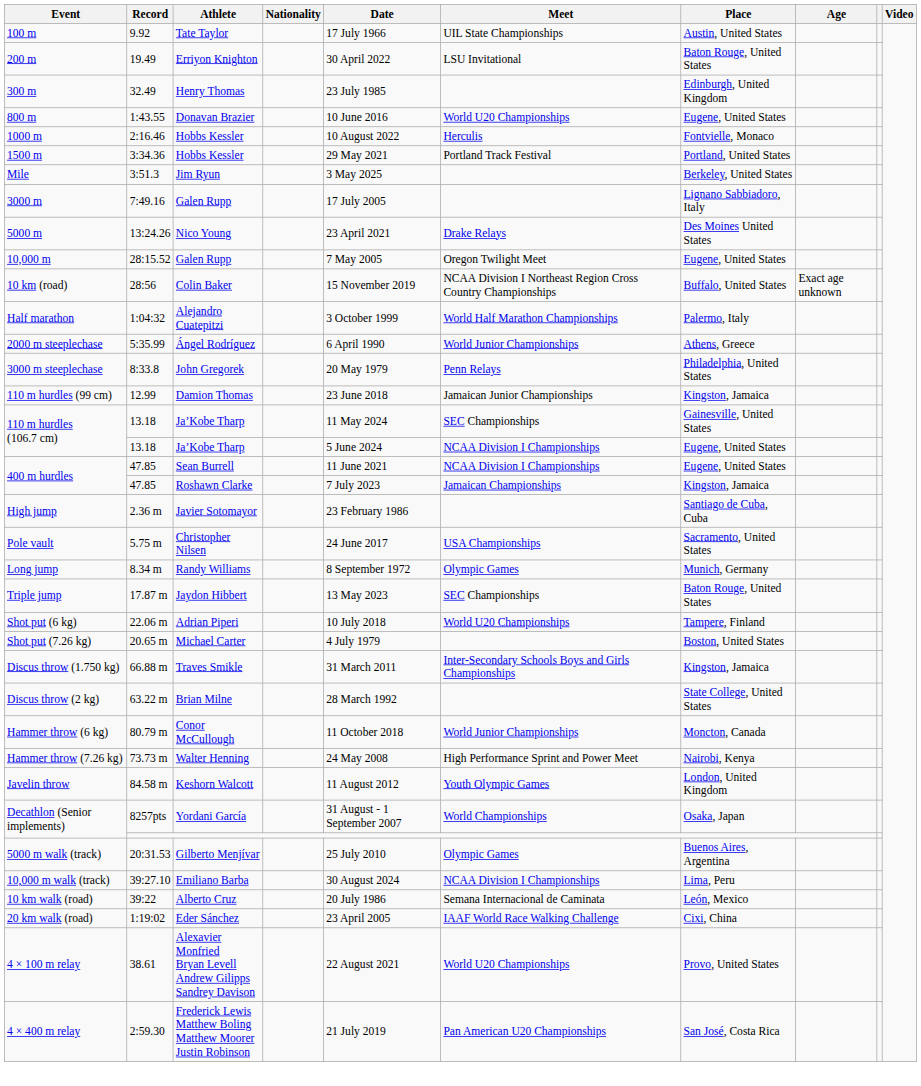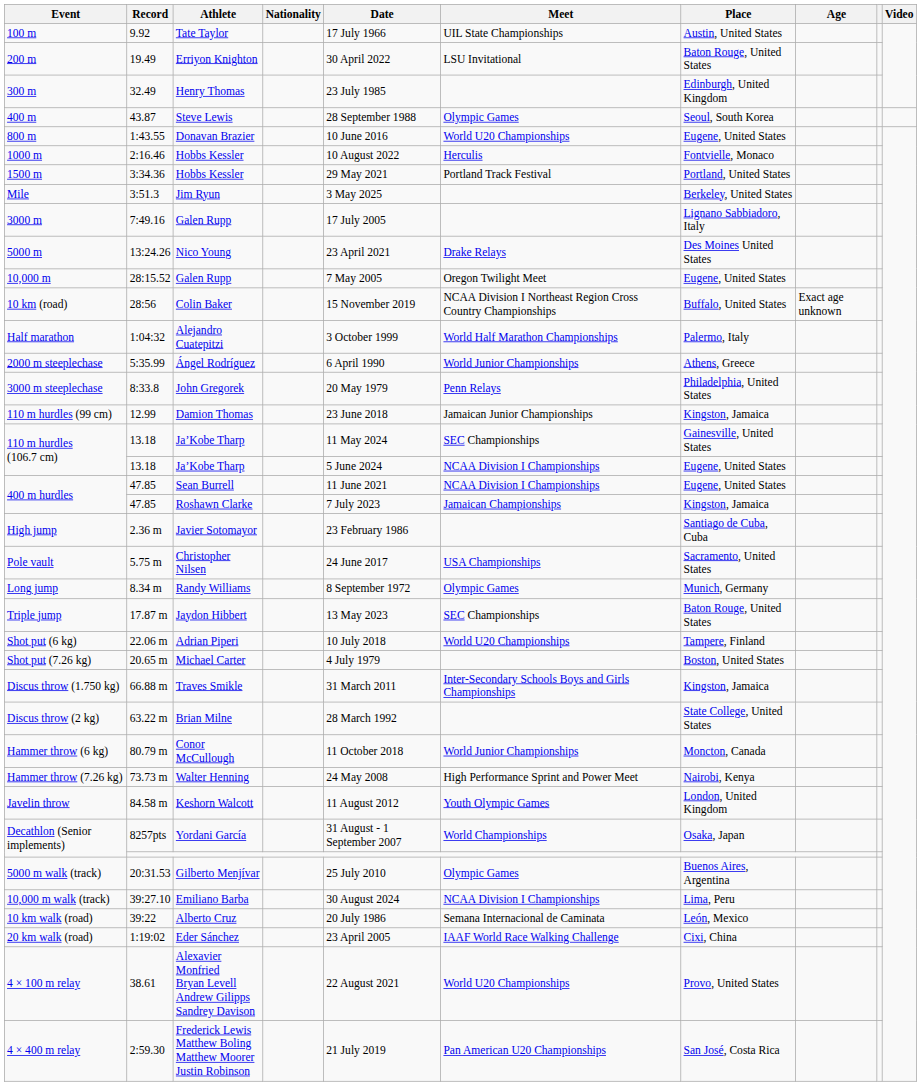+ row: (22, 117)
